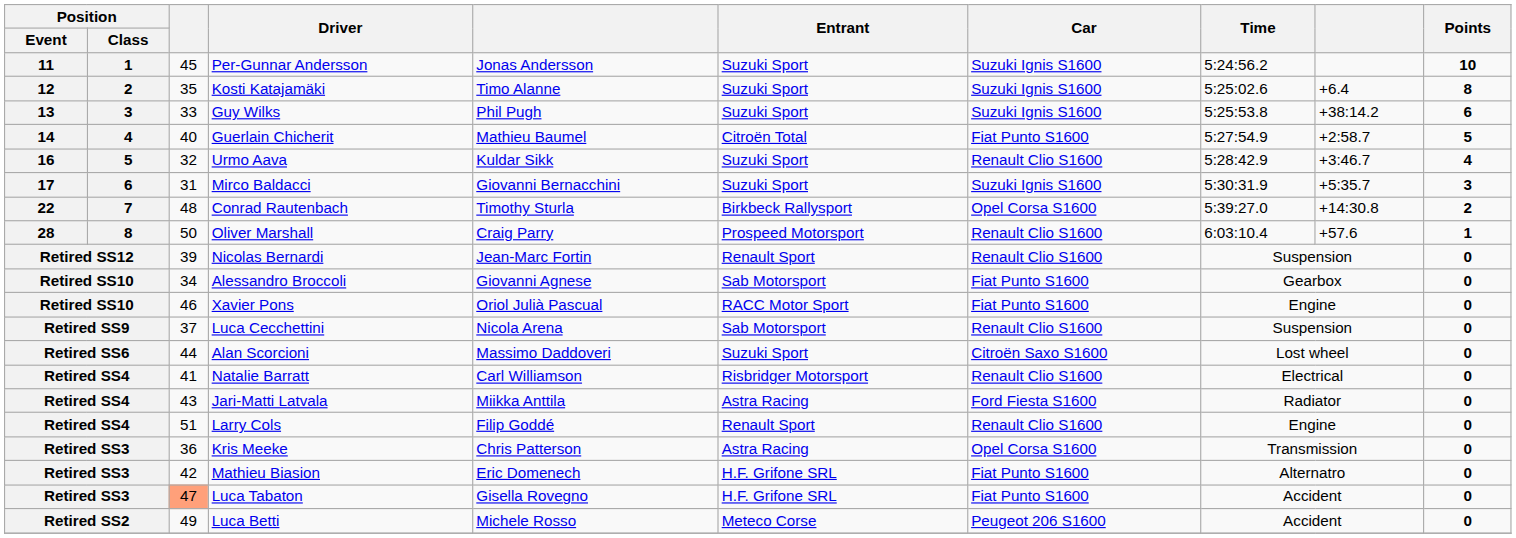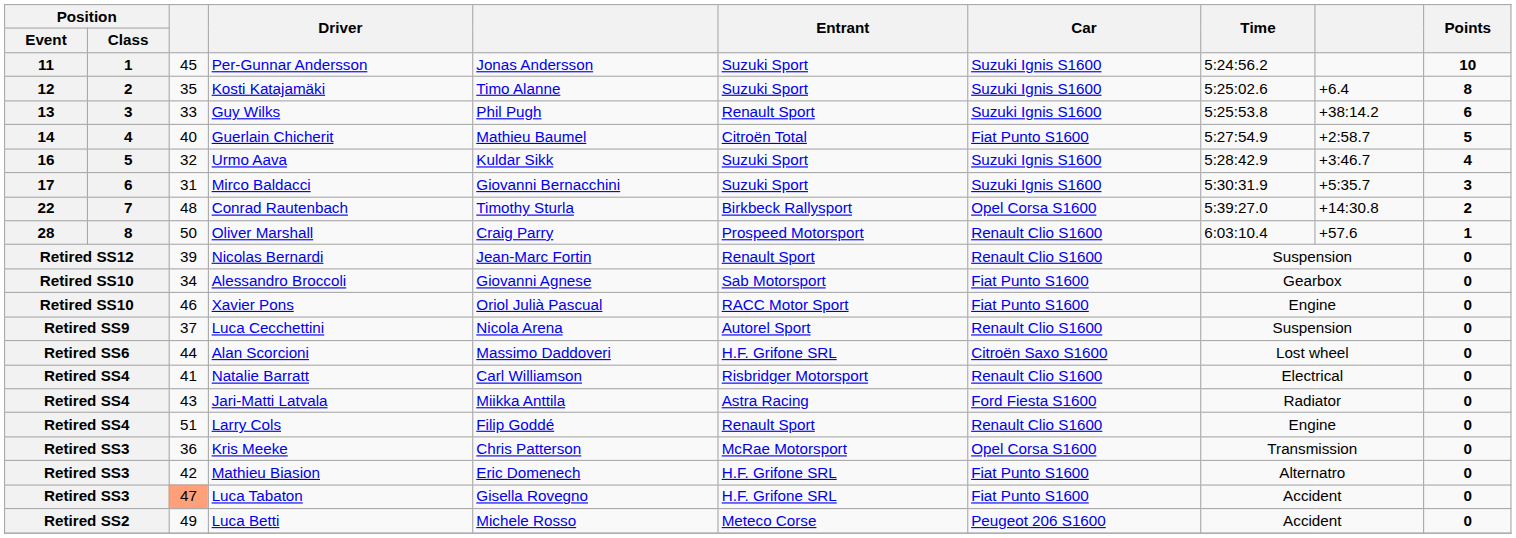(765, 112) Suzuki Sport -> (768, 112) Renault Sport
(1037, 160) Renault Clio S1600 -> (1036, 160) Suzuki Ignis S1600
(774, 328) Sab Motorsport -> (766, 328) Autorel Sport
(765, 352) Suzuki Sport -> (779, 352) H.F. Grifone SRL
(765, 448) Astra Racing -> (784, 448) McRae Motorsport
